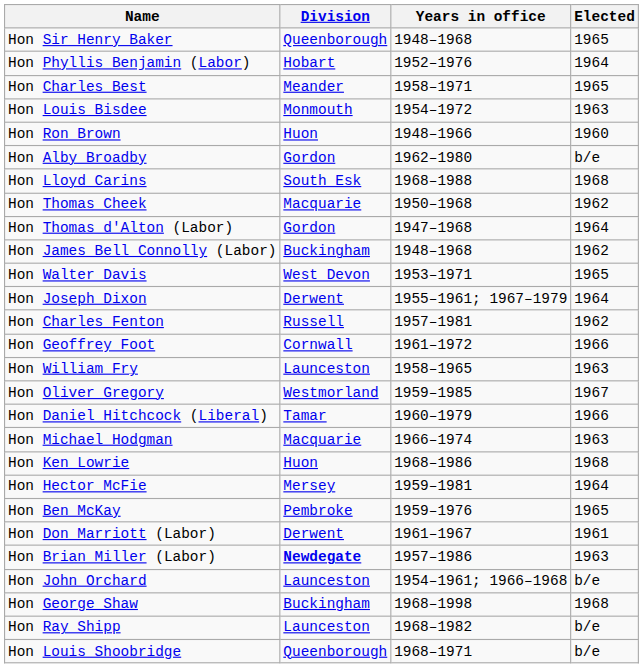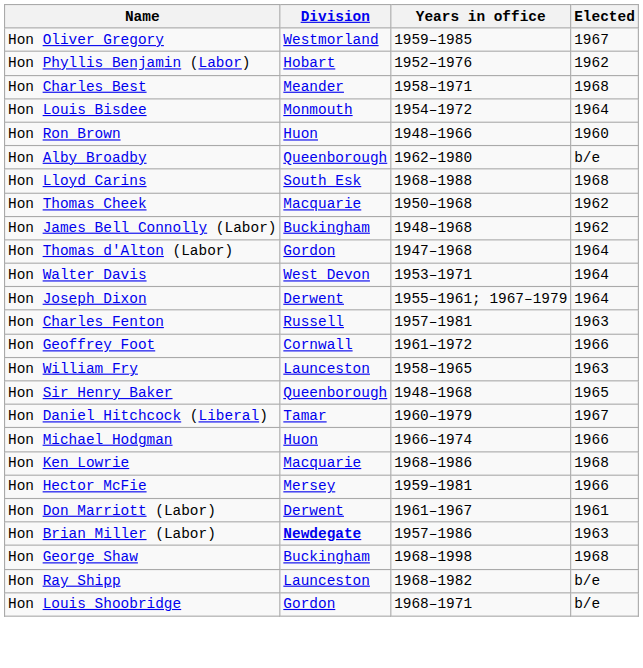rows swapped: (90, 40) <-> (86, 393)
(592, 63) 1964 -> (592, 63) 1962
(592, 87) 1965 -> (592, 87) 1968
(592, 110) 1963 -> (592, 110) 1964
(309, 157) Gordon -> (335, 157) Queenborough
rows swapped: (142, 251) <-> (121, 228)
(592, 275) 1965 -> (592, 275) 1964
(592, 322) 1962 -> (592, 322) 1963
(592, 416) 1966 -> (592, 416) 1967
(322, 440) Macquarie -> (301, 440) Huon
(592, 440) 1963 -> (592, 440) 1966
(301, 463) Huon -> (322, 463) Macquarie
(592, 487) 1964 -> (592, 487) 1966
- row: (64, 510)
- row: (77, 581)
(335, 651) Queenborough -> (309, 604) Gordon
